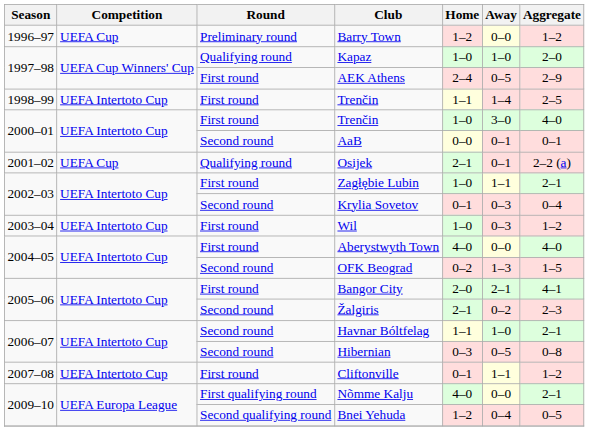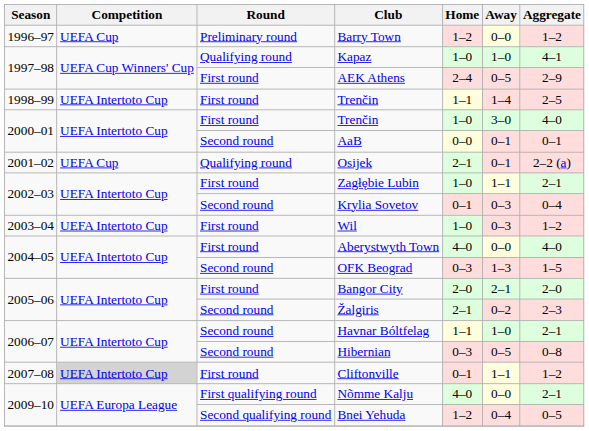(552, 57) 2–0 -> (552, 57) 4–1
(462, 267) 0–2 -> (462, 267) 0–3
(552, 288) 4–1 -> (552, 288) 2–0
(114, 373) no background -> (114, 373) lightgrey background
